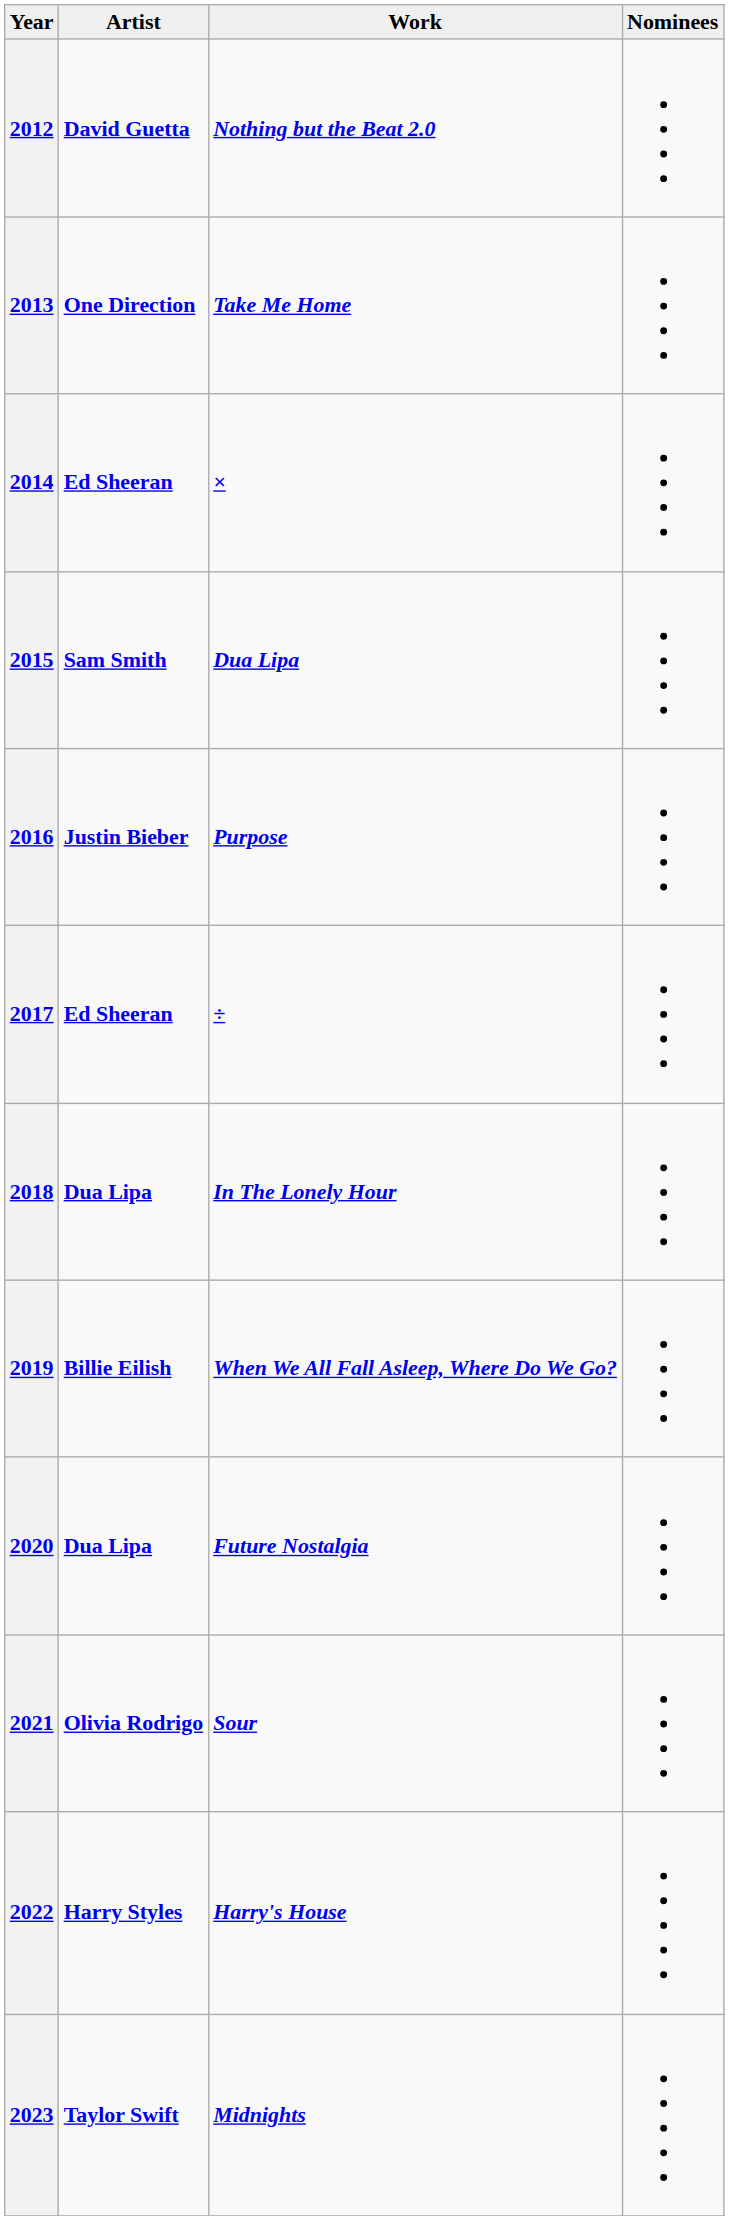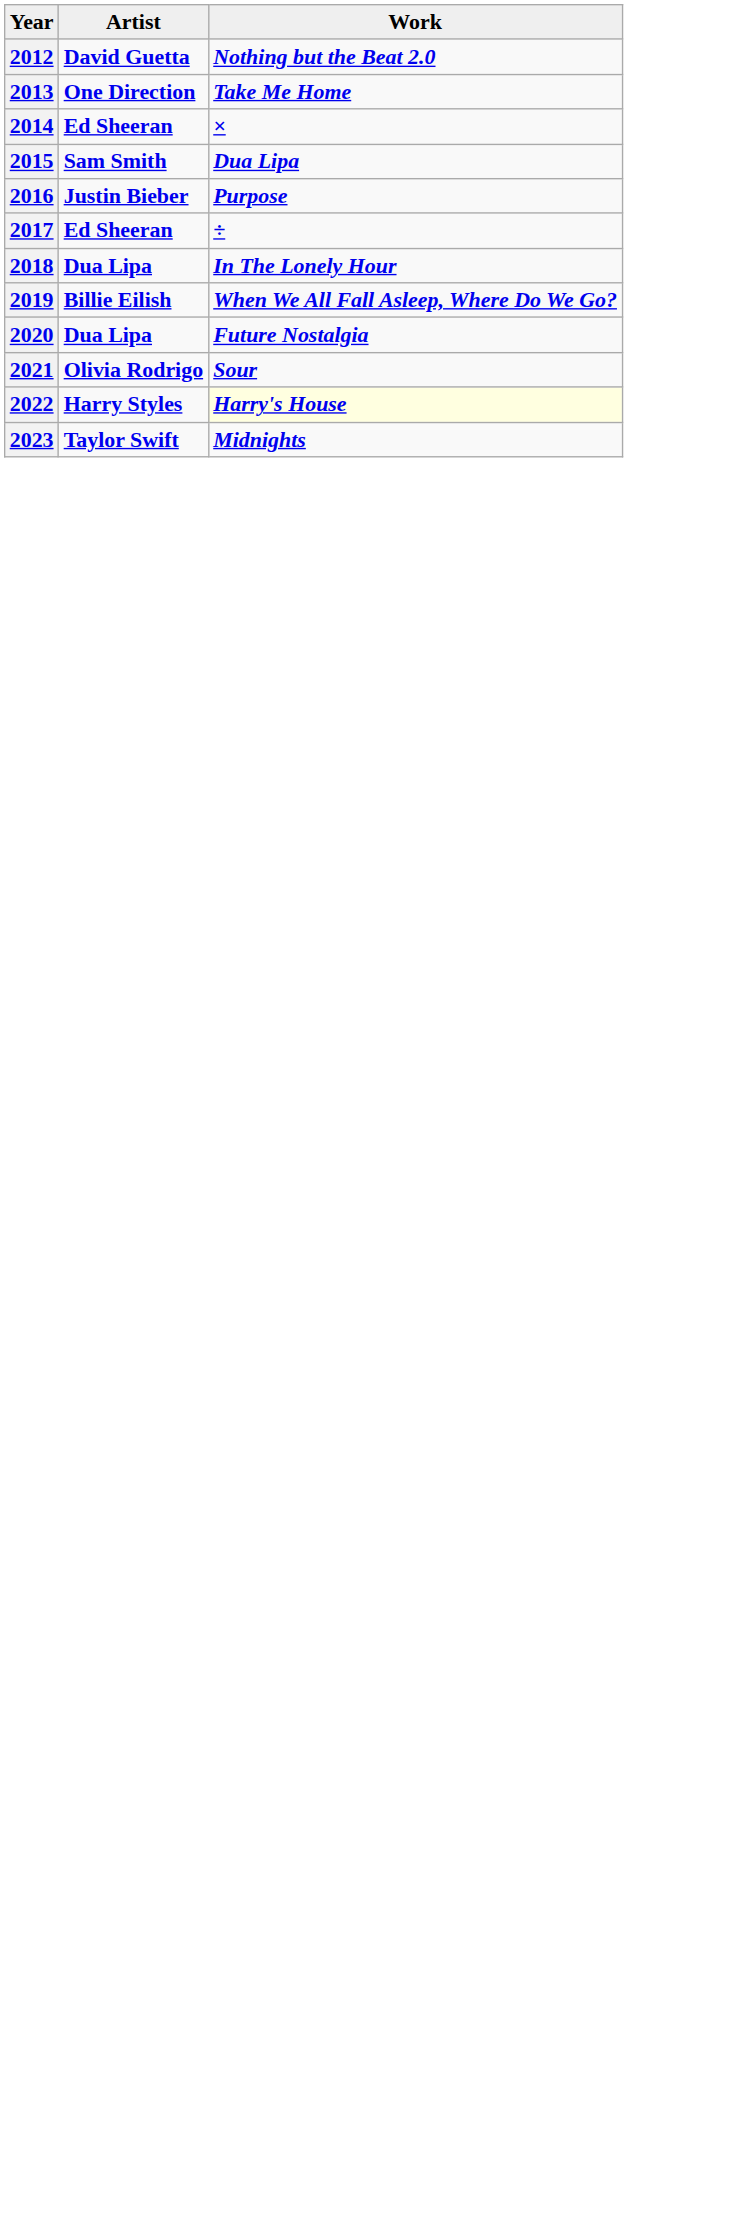- column: (673, 21)
(280, 1912) no background -> (280, 404) lightyellow background
